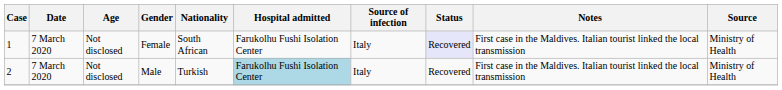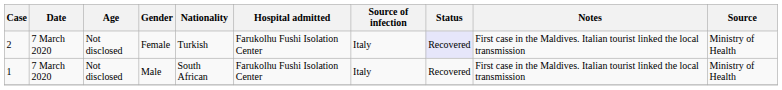(9, 44) 1 -> (9, 44) 2
(193, 44) South African -> (193, 44) Turkish
(9, 71) 2 -> (9, 71) 1
(193, 71) Turkish -> (193, 71) South African
(287, 71) lightblue background -> (287, 71) no background
